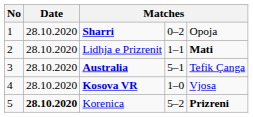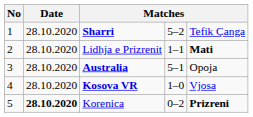(176, 31) 0–2 -> (176, 31) 5–2
(203, 31) Opoja -> (217, 31) Tefik Çanga
(217, 67) Tefik Çanga -> (203, 67) Opoja
(176, 103) 5–2 -> (176, 103) 0–2
